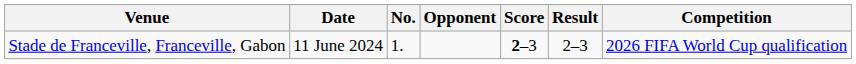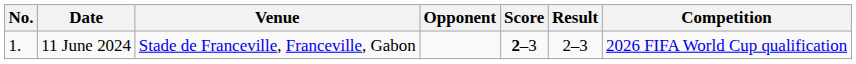columns swapped: (403, 17) <-> (147, 17)
